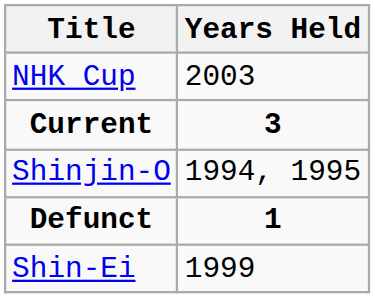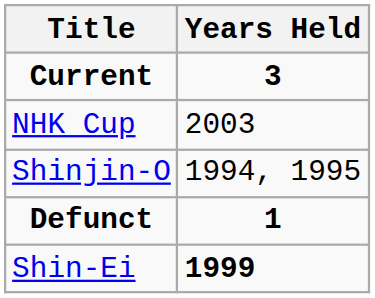rows swapped: (91, 125) <-> (74, 77)
(220, 268) normal -> (220, 268) bold
